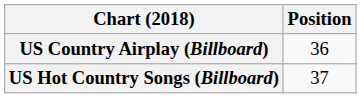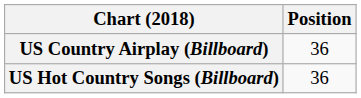(320, 78) 37 -> (320, 78) 36
